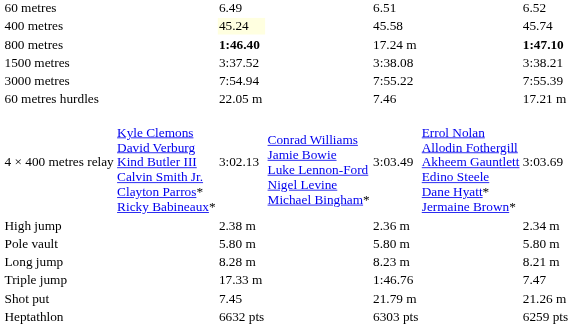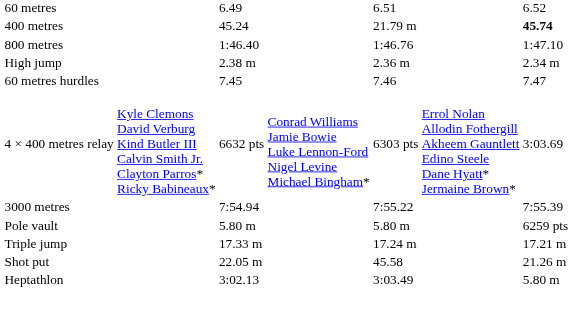(234, 26) lightyellow background -> (234, 26) no background
(388, 26) 45.58 -> (395, 26) 21.79 m
(538, 26) normal -> (538, 26) bold
(239, 44) bold -> (239, 44) normal
(395, 44) 17.24 m -> (393, 44) 1:46.76
(543, 44) bold -> (543, 44) normal
- row: (37, 62)
rows swapped: (37, 81) <-> (33, 225)
(241, 99) 22.05 m -> (230, 81) 7.45
(545, 99) 17.21 m -> (534, 81) 7.47
(239, 162) 3:02.13 -> (242, 144) 6632 pts
(393, 162) 3:03.49 -> (396, 144) 6303 pts
(541, 243) 5.80 m -> (546, 225) 6259 pts
- row: (34, 262)
(393, 280) 1:46.76 -> (395, 243) 17.24 m
(534, 280) 7.47 -> (545, 243) 17.21 m
(230, 298) 7.45 -> (241, 262) 22.05 m
(395, 298) 21.79 m -> (388, 262) 45.58
(242, 316) 6632 pts -> (239, 280) 3:02.13
(396, 316) 6303 pts -> (393, 280) 3:03.49
(546, 316) 6259 pts -> (541, 280) 5.80 m
